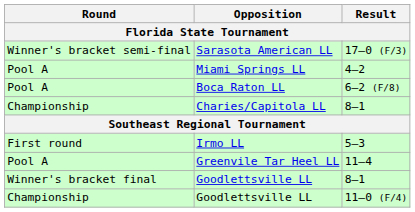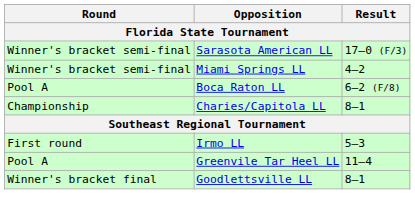(28, 69) Pool A -> (99, 69) Winner's bracket semi-final
- row: (254, 198)
